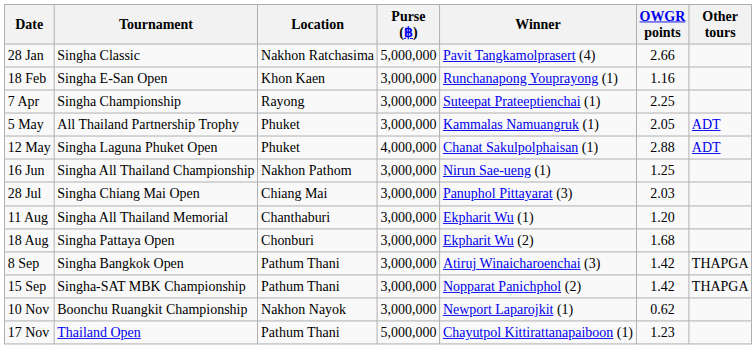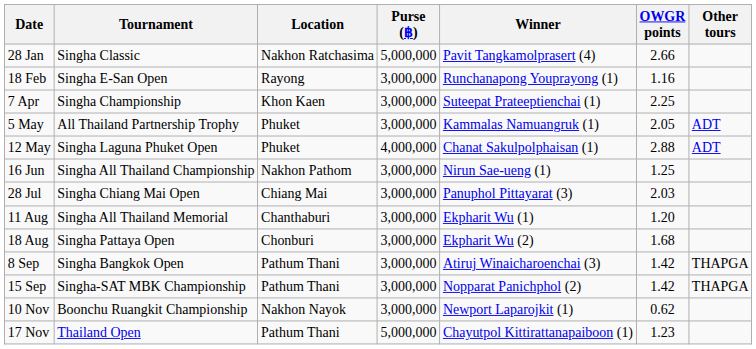(293, 78) Khon Kaen -> (283, 78) Rayong
(283, 101) Rayong -> (293, 101) Khon Kaen
